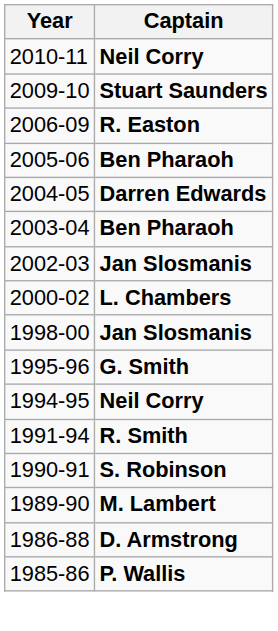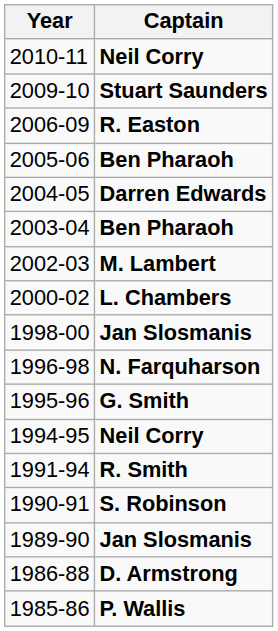(176, 263) Jan Slosmanis -> (158, 263) M. Lambert
+ row: (50, 366)
(158, 504) M. Lambert -> (176, 539) Jan Slosmanis
